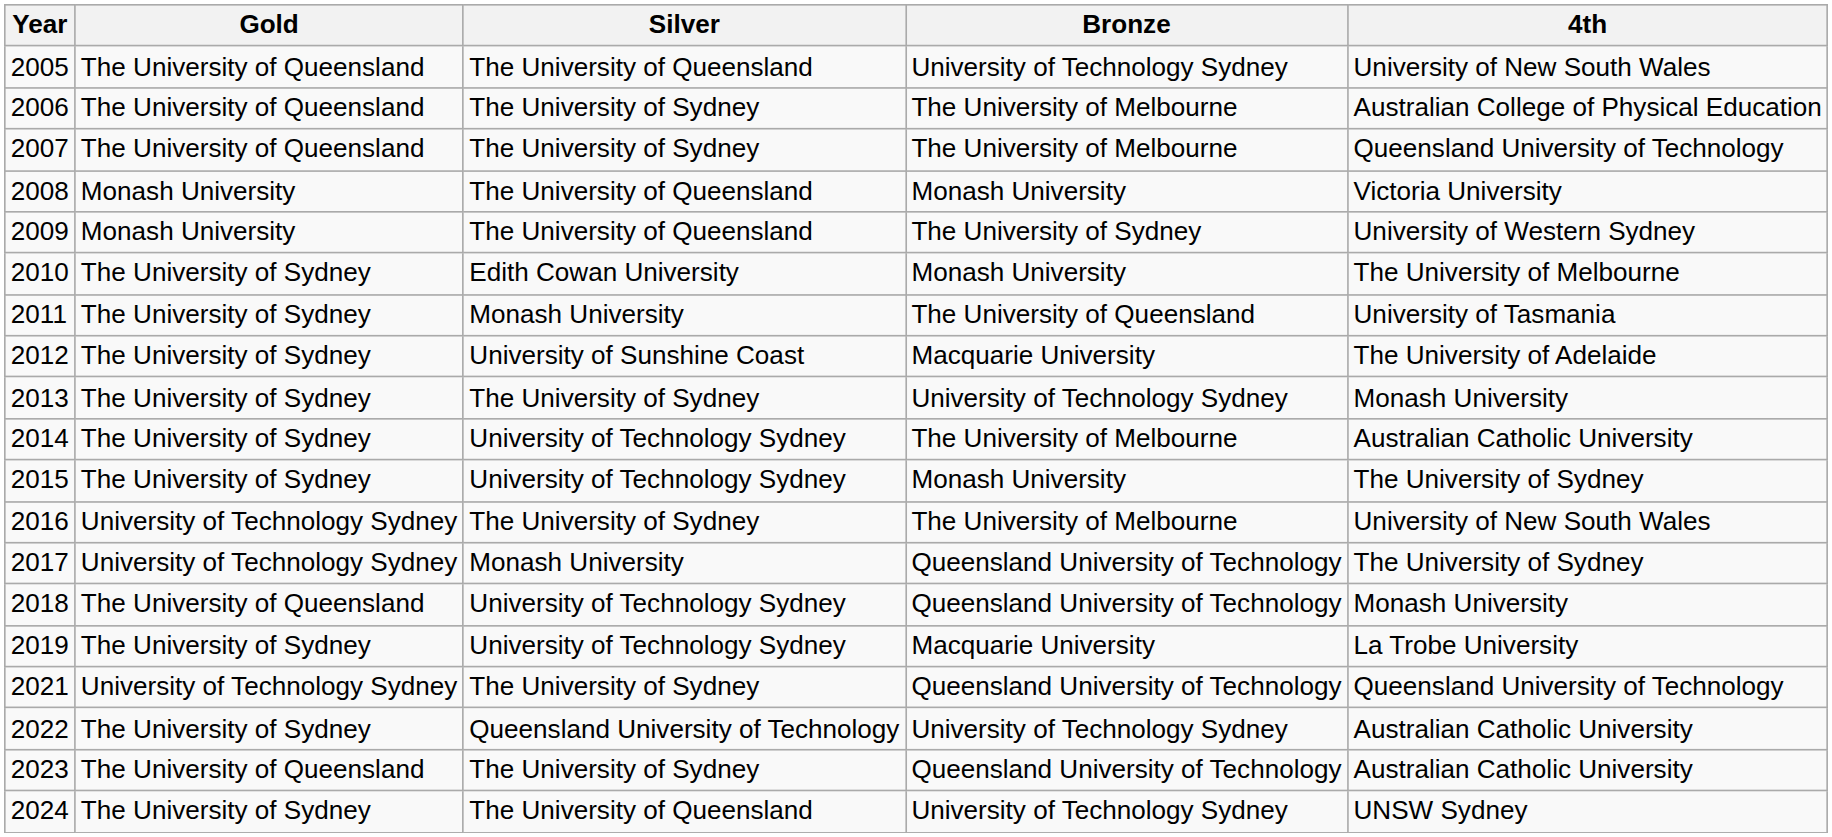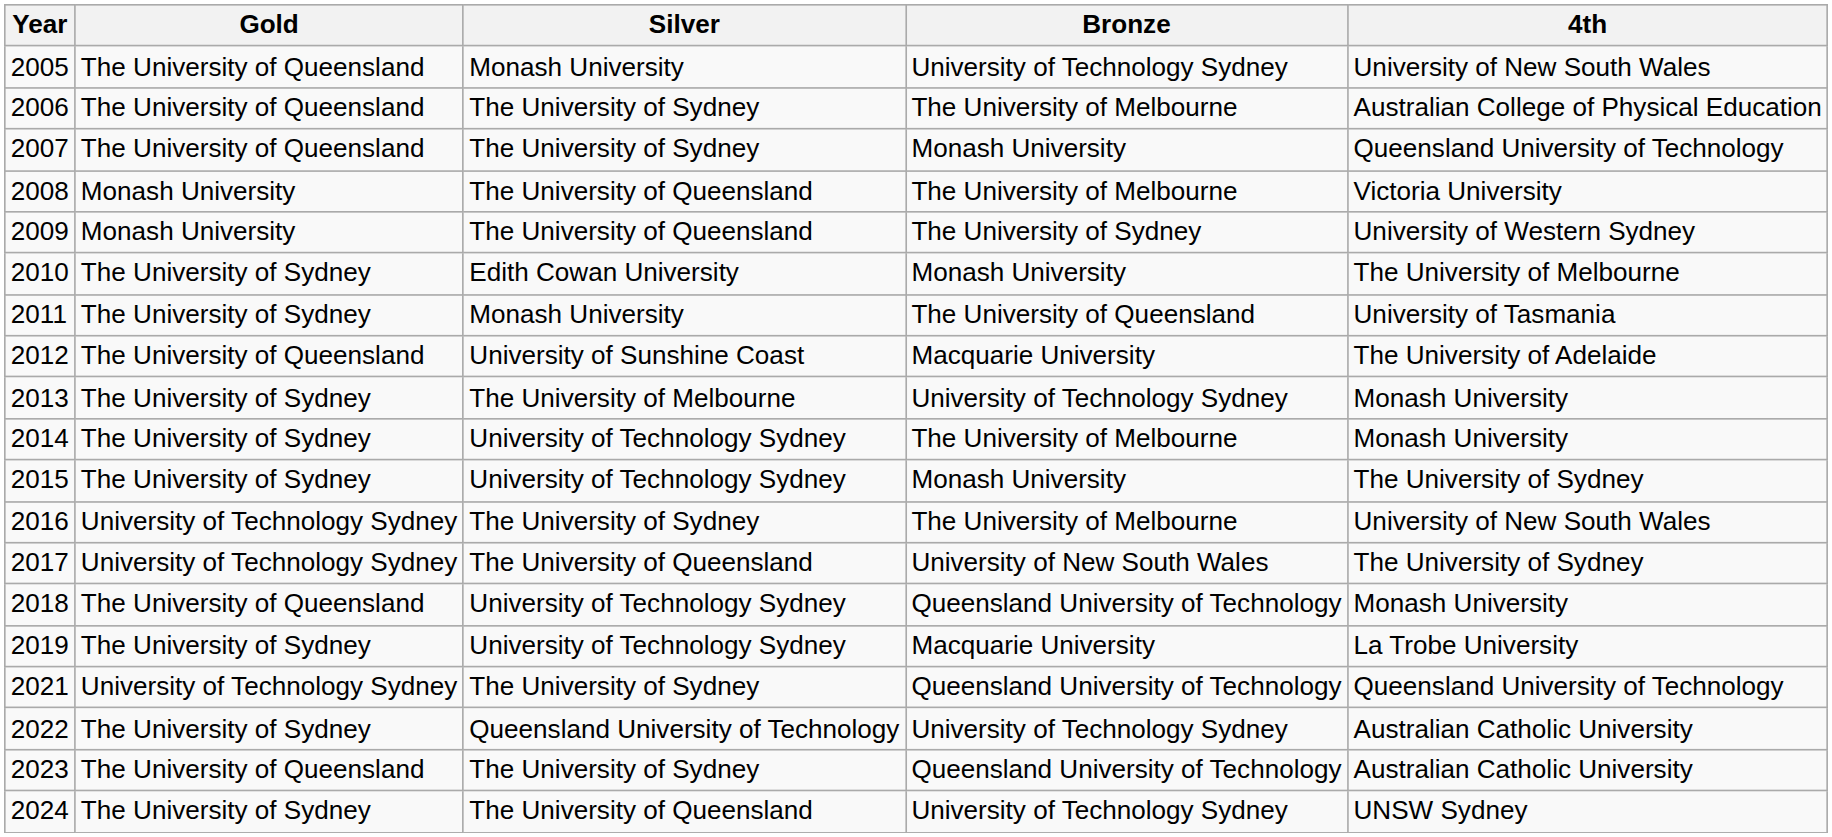(641, 66) The University of Queensland -> (577, 66) Monash University
(1075, 149) The University of Melbourne -> (1019, 149) Monash University
(1019, 190) Monash University -> (1075, 190) The University of Melbourne
(226, 356) The University of Sydney -> (253, 356) The University of Queensland
(614, 397) The University of Sydney -> (632, 397) The University of Melbourne
(1523, 438) Australian Catholic University -> (1461, 438) Monash University
(577, 562) Monash University -> (641, 562) The University of Queensland
(1126, 562) Queensland University of Technology -> (1090, 562) University of New South Wales
